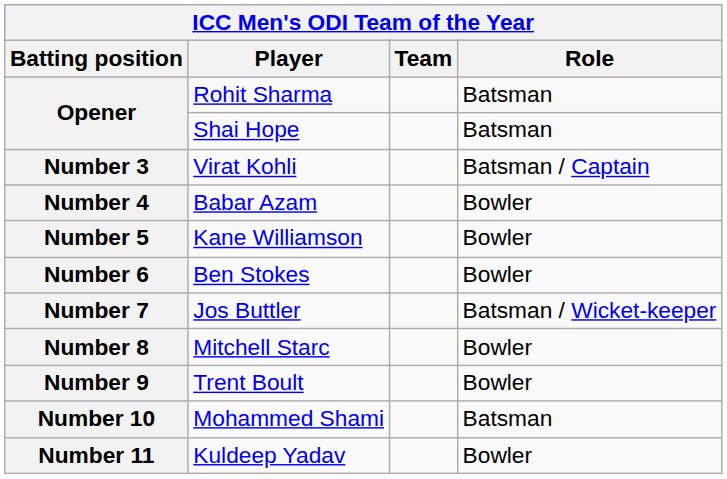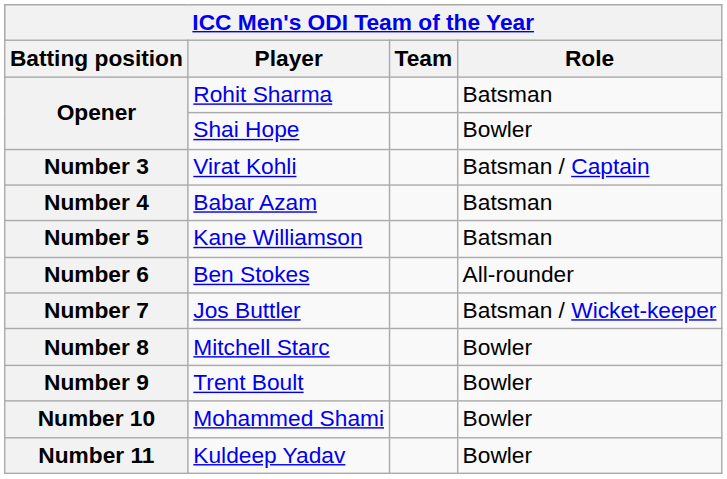(507, 130) Batsman -> (497, 130) Bowler
(497, 202) Bowler -> (507, 202) Batsman
(497, 238) Bowler -> (507, 238) Batsman
(497, 274) Bowler -> (518, 274) All-rounder
(507, 418) Batsman -> (497, 418) Bowler
